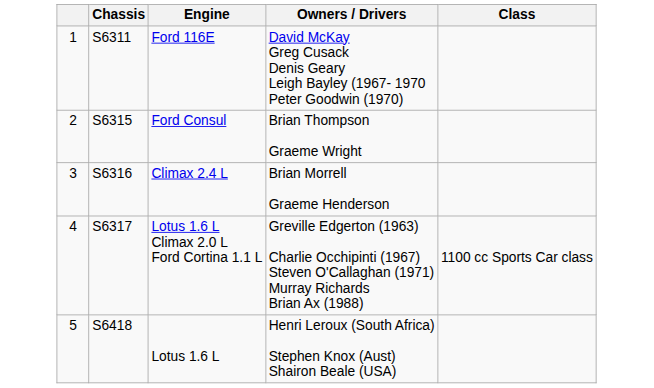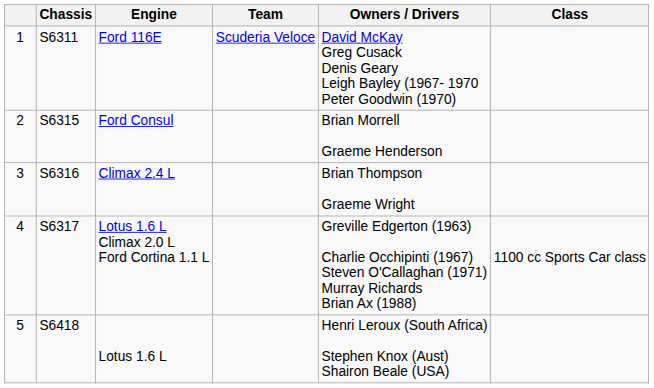+ column: (265, 15)
(319, 136) Brian Thompson Graeme Wright -> (382, 136) Brian Morrell Graeme Henderson
(329, 189) Brian Morrell Graeme Henderson -> (372, 189) Brian Thompson Graeme Wright
